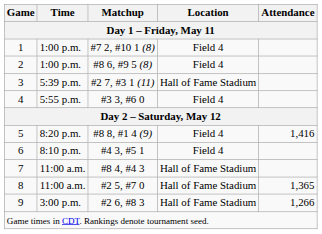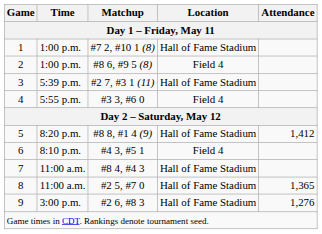(208, 47) Field 4 -> (208, 47) Hall of Fame Stadium
(208, 133) Field 4 -> (208, 133) Hall of Fame Stadium
(302, 133) 1,416 -> (302, 133) 1,412
(302, 202) 1,266 -> (302, 202) 1,276
